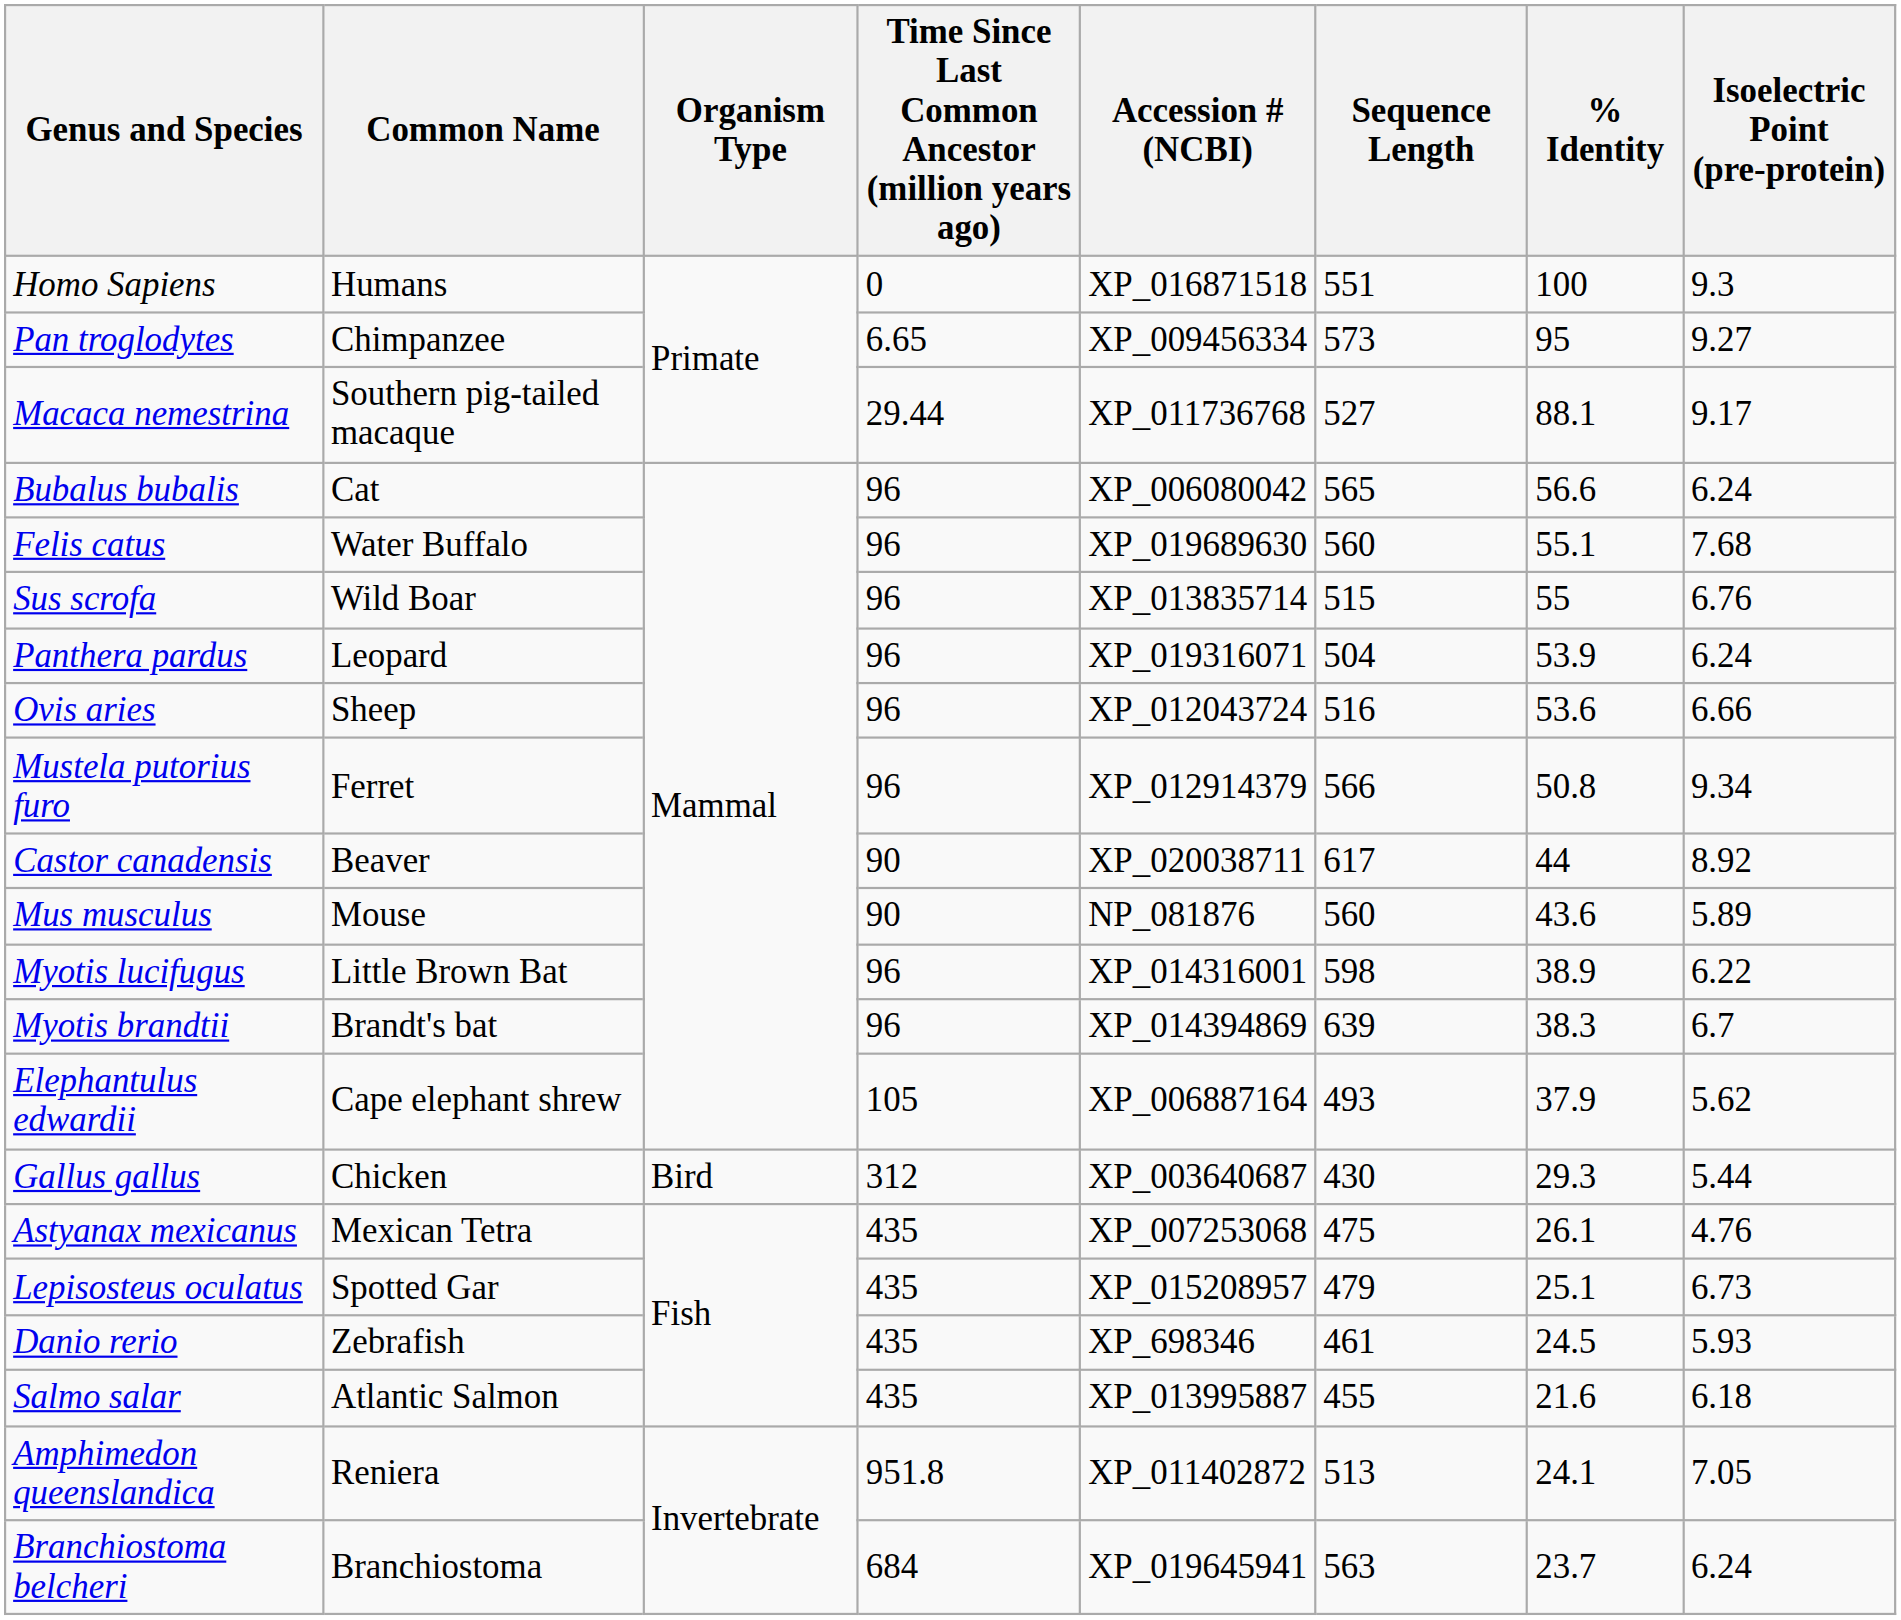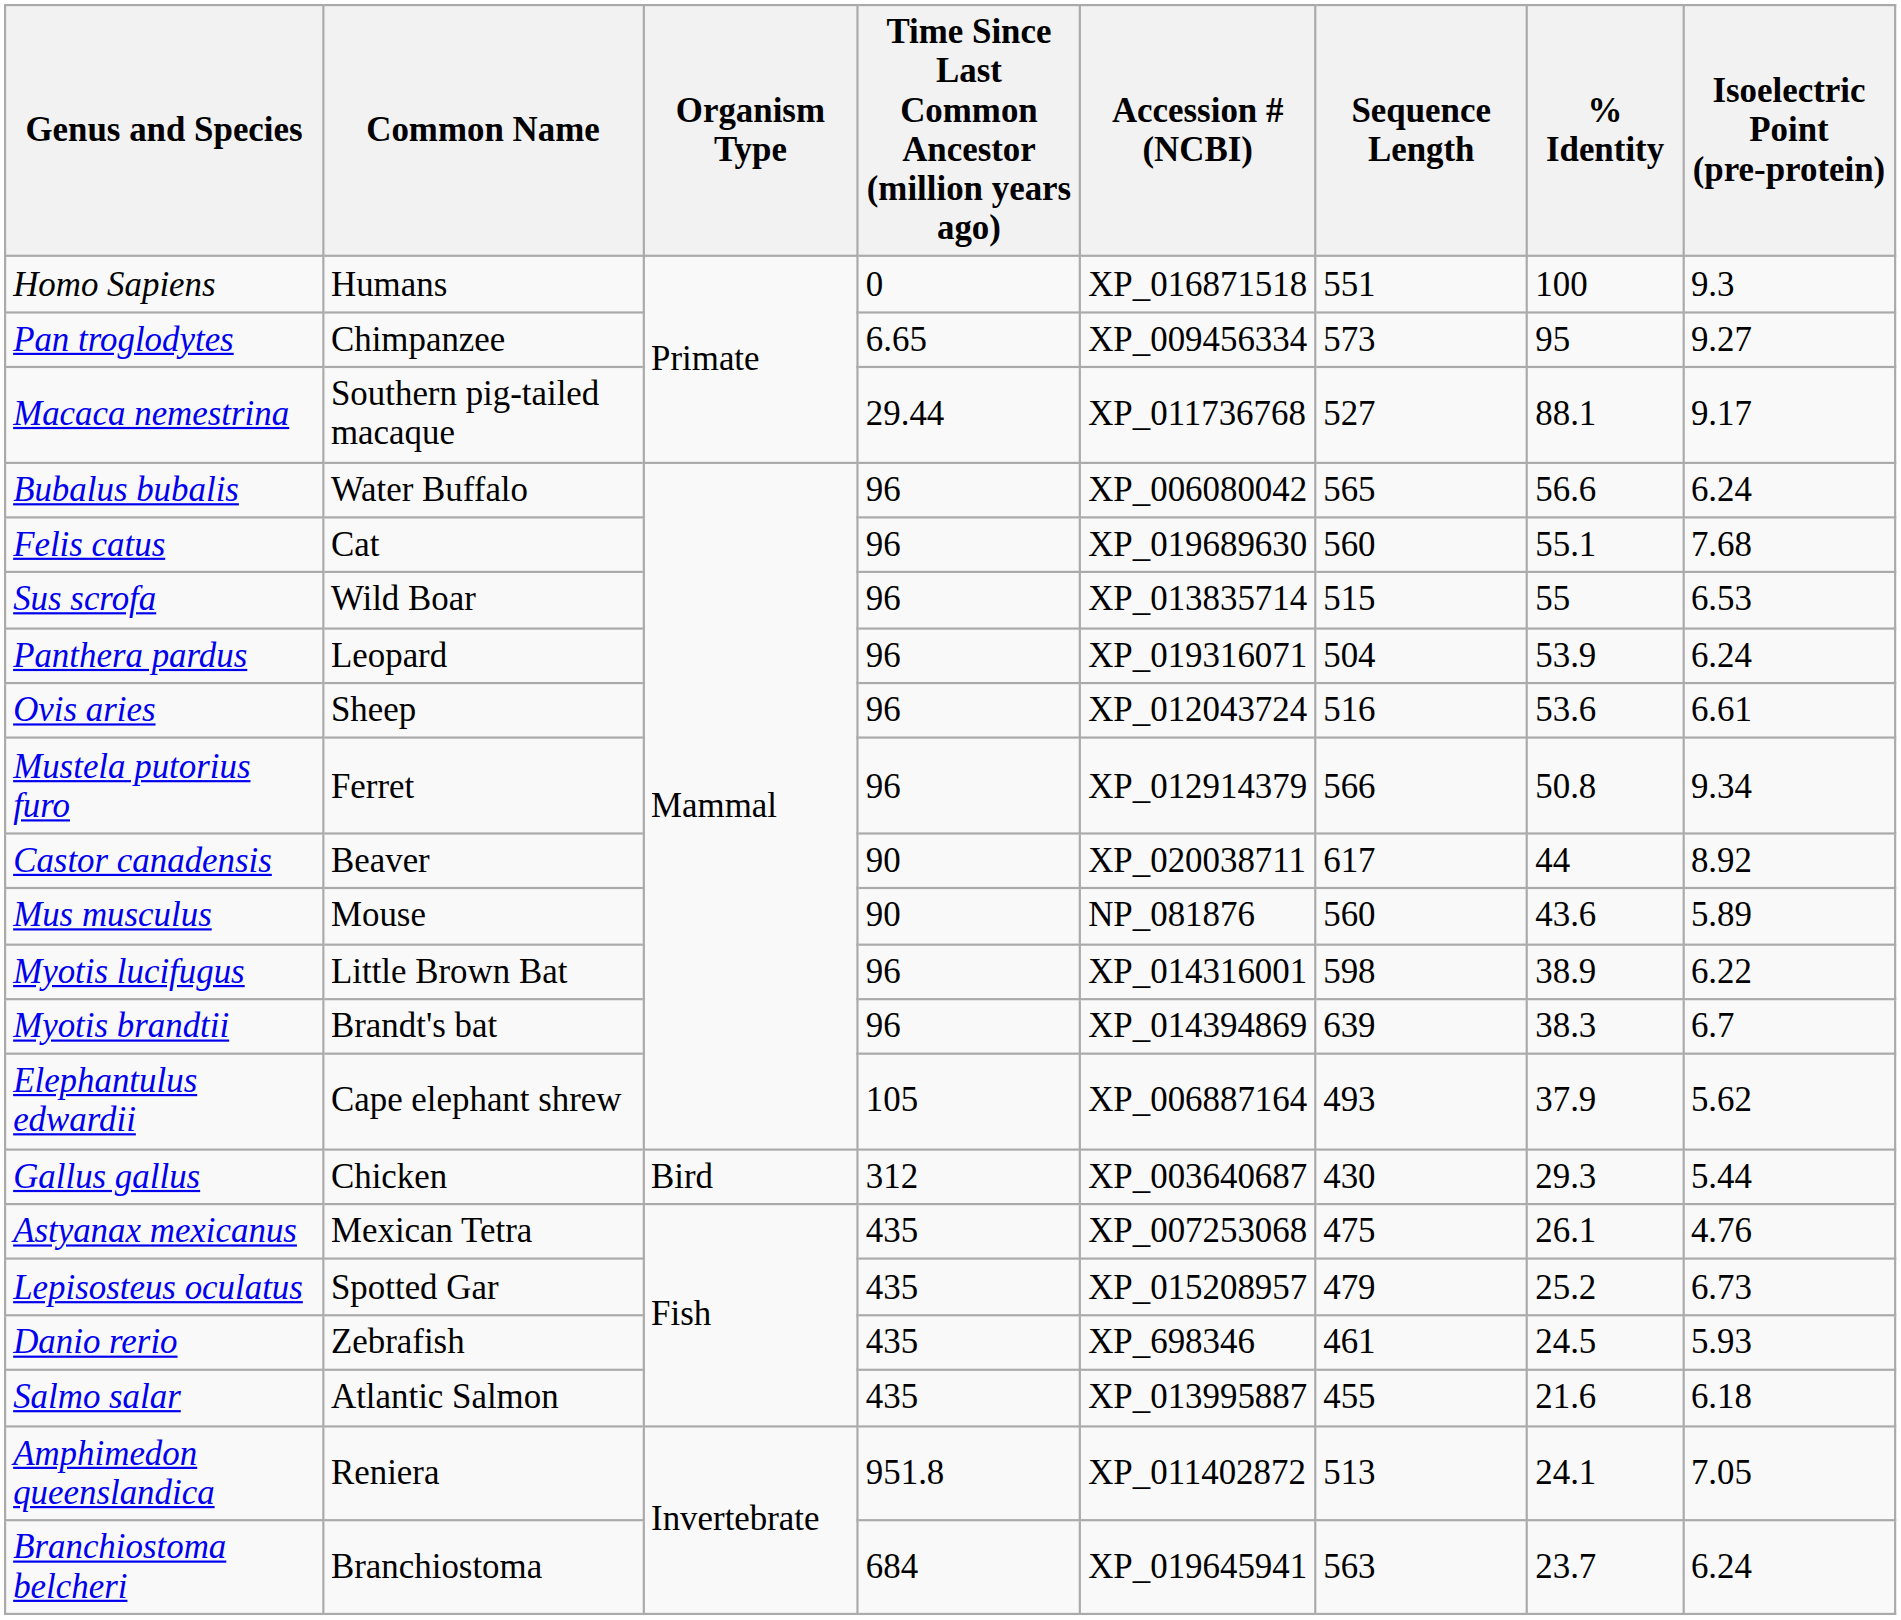(355, 488) Cat -> (429, 488) Water Buffalo
(429, 544) Water Buffalo -> (355, 544) Cat
(1721, 599) 6.76 -> (1721, 599) 6.53
(1721, 710) 6.66 -> (1721, 710) 6.61
(1566, 1286) 25.1 -> (1566, 1286) 25.2
